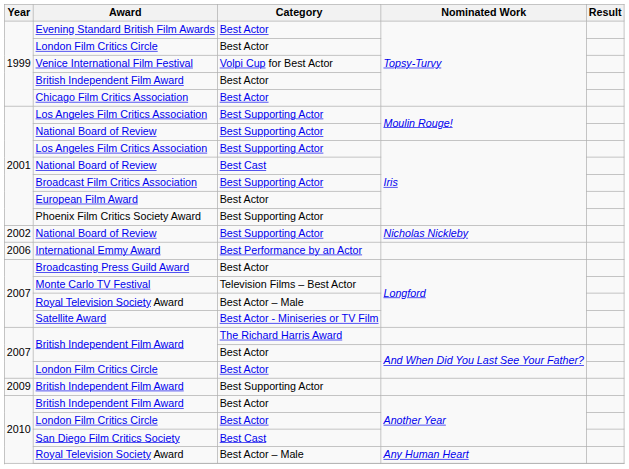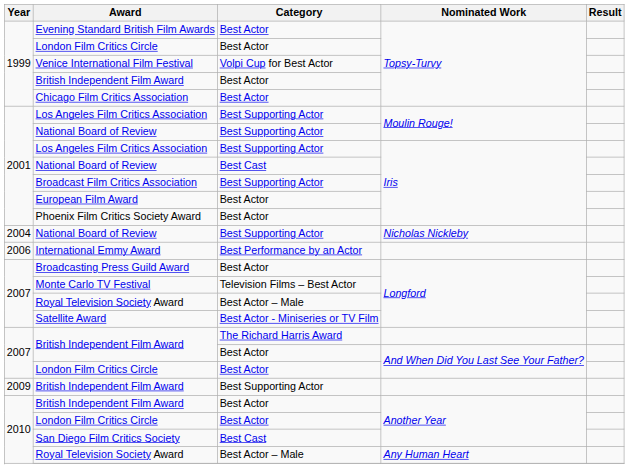(272, 217) Best Supporting Actor -> (244, 217) Best Actor
(19, 234) 2002 -> (19, 234) 2004
